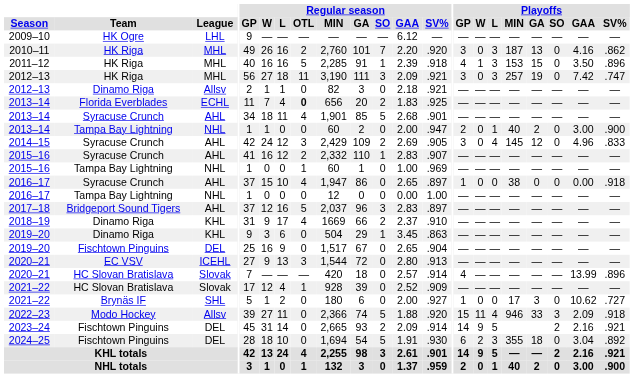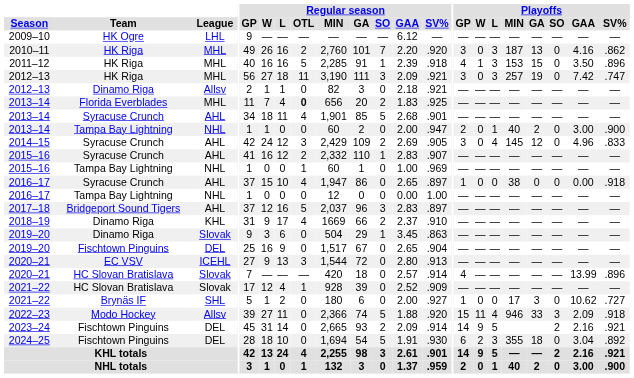(215, 103) ECHL -> (215, 103) MHL
(215, 235) KHL -> (215, 235) Slovak
